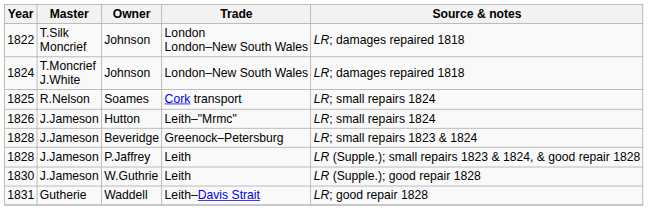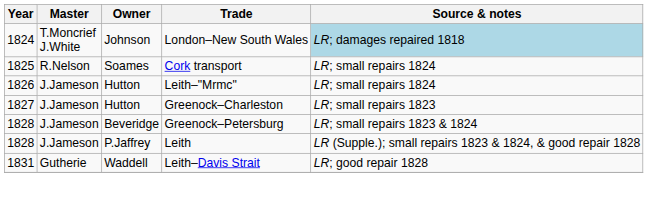- row: (21, 40)
(389, 73) no background -> (389, 40) lightblue background
+ row: (21, 104)
- row: (21, 176)
